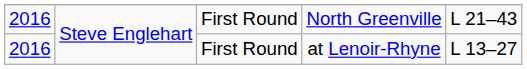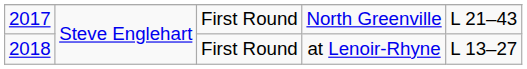(30, 19) 2016 -> (30, 19) 2017
(30, 49) 2016 -> (30, 49) 2018
